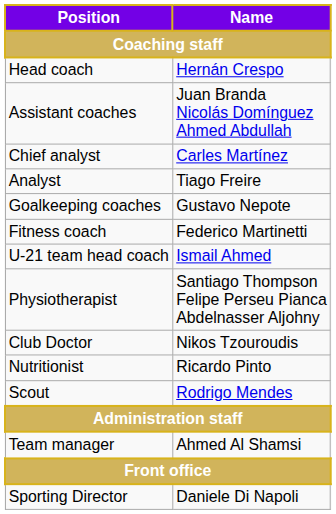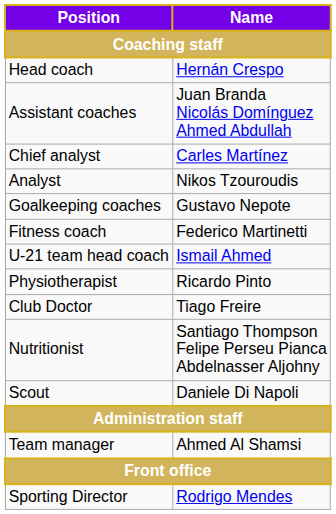(219, 181) Tiago Freire -> (237, 181) Nikos Tzouroudis
(251, 299) Santiago Thompson Felipe Perseu Pianca Abdelnasser Aljohny -> (224, 281) Ricardo Pinto
(237, 342) Nikos Tzouroudis -> (219, 306) Tiago Freire
(224, 367) Ricardo Pinto -> (251, 349) Santiago Thompson Felipe Perseu Pianca Abdelnasser Aljohny
(234, 392) Rodrigo Mendes -> (237, 392) Daniele Di Napoli
(237, 497) Daniele Di Napoli -> (234, 497) Rodrigo Mendes
